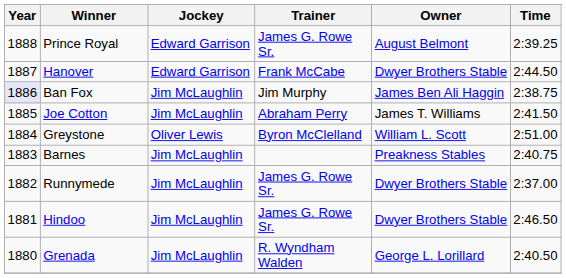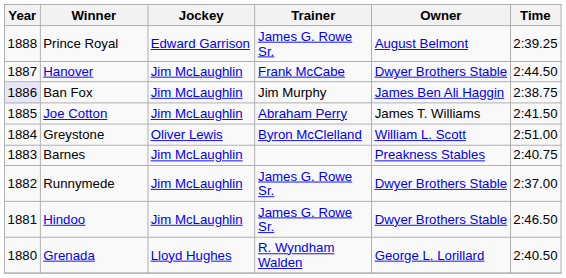(200, 72) Edward Garrison -> (197, 72) Jim McLaughlin
(197, 255) Jim McLaughlin -> (191, 255) Lloyd Hughes
